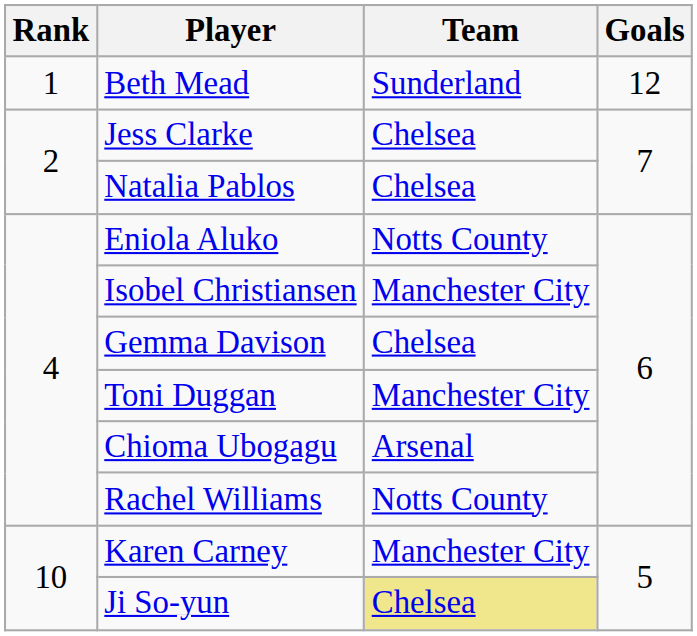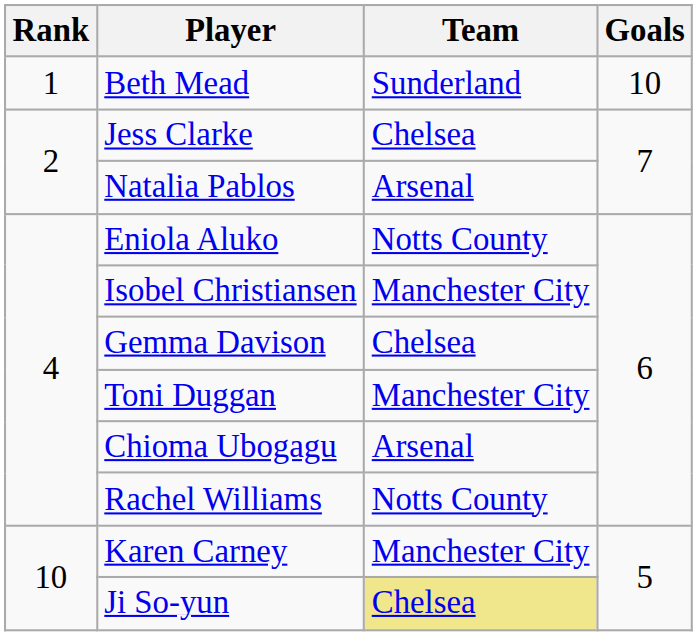(645, 82) 12 -> (645, 82) 10
(424, 186) Chelsea -> (423, 186) Arsenal
